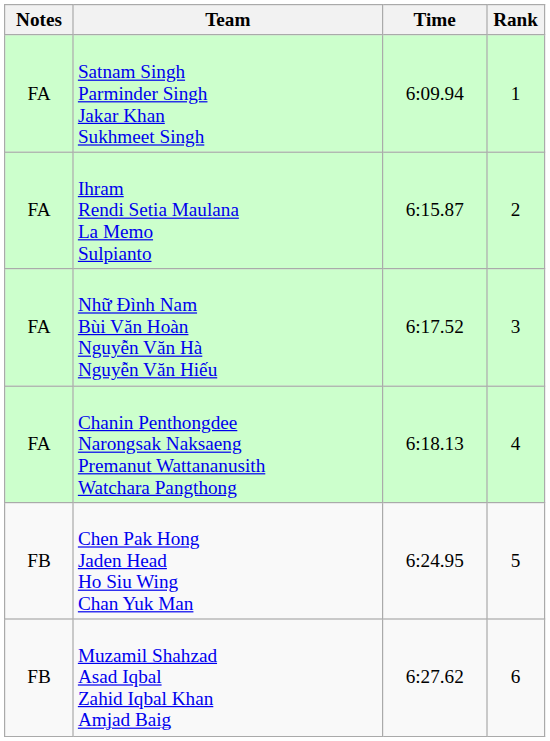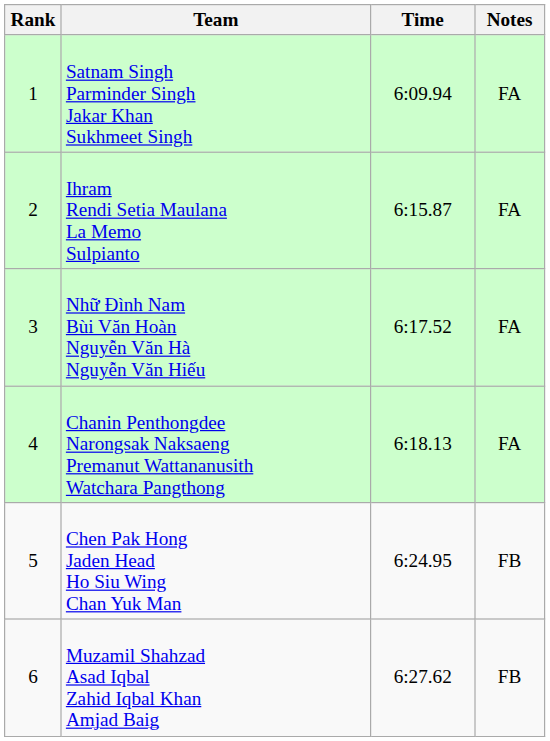columns swapped: (516, 19) <-> (39, 19)
